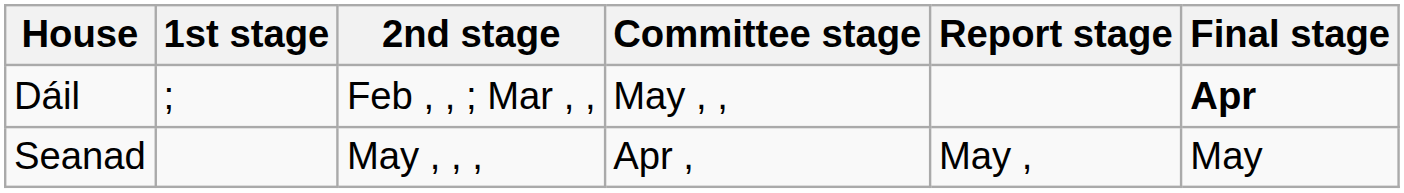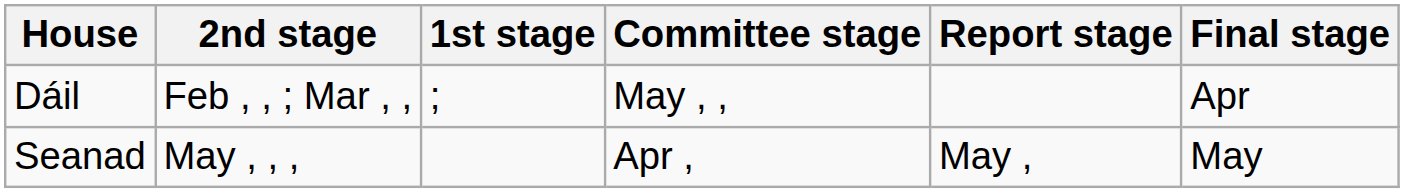columns swapped: (246, 34) <-> (471, 34)
(1223, 95) bold -> (1220, 95) normal
